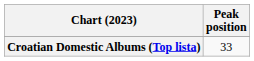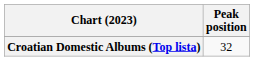(226, 46) 33 -> (226, 46) 32
